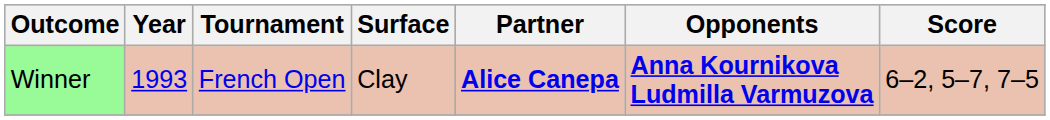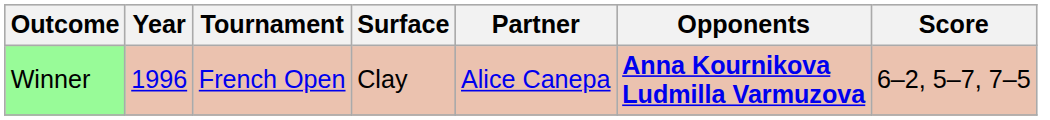(159, 79) 1993 -> (159, 79) 1996
(540, 79) bold -> (536, 79) normal
